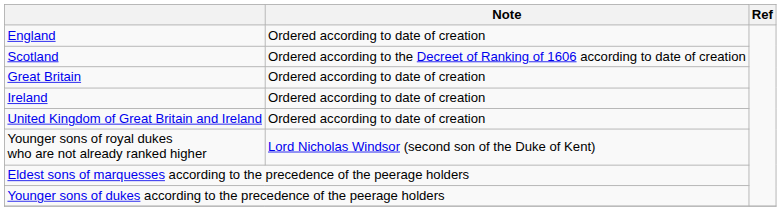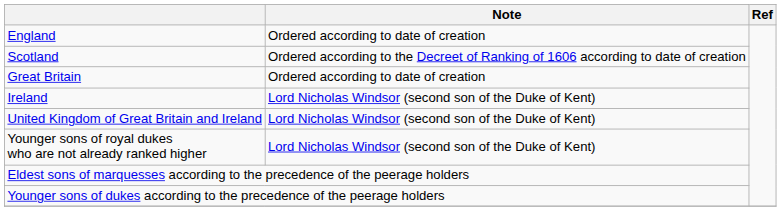(377, 98) Ordered according to date of creation -> (432, 98) Lord Nicholas Windsor (second son of the Duke of Kent)
(377, 118) Ordered according to date of creation -> (432, 118) Lord Nicholas Windsor (second son of the Duke of Kent)
